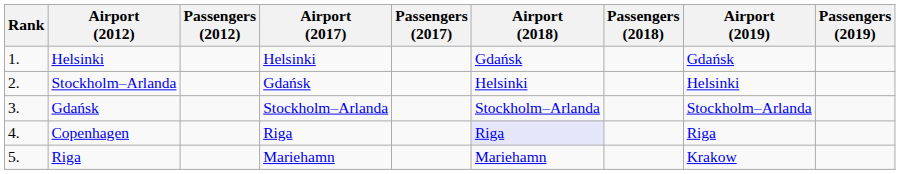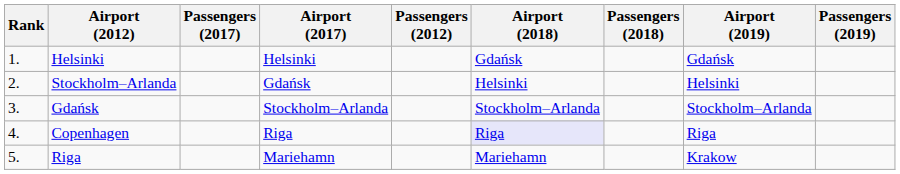columns swapped: (220, 25) <-> (432, 25)
